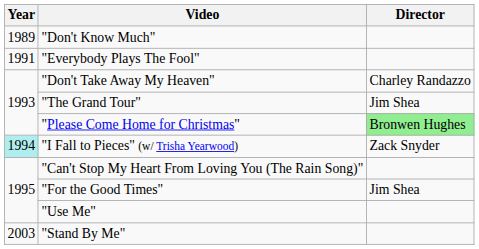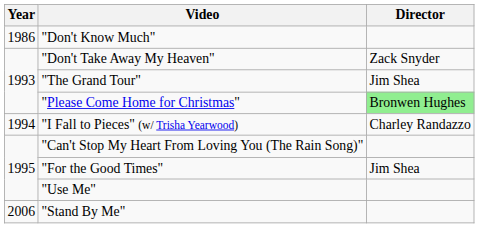(21, 37) 1989 -> (21, 37) 1986
- row: (121, 59)
(420, 80) Charley Randazzo -> (405, 59) Zack Snyder
(21, 146) paleturquoise background -> (21, 124) no background
(405, 146) Zack Snyder -> (420, 124) Charley Randazzo
(21, 233) 2003 -> (21, 211) 2006
